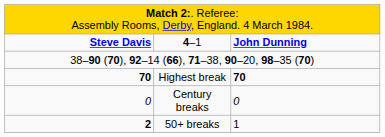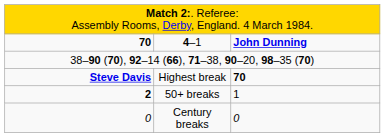(120, 43) Steve Davis -> (145, 43) 70
(145, 77) 70 -> (120, 77) Steve Davis
rows swapped: (192, 101) <-> (192, 124)
